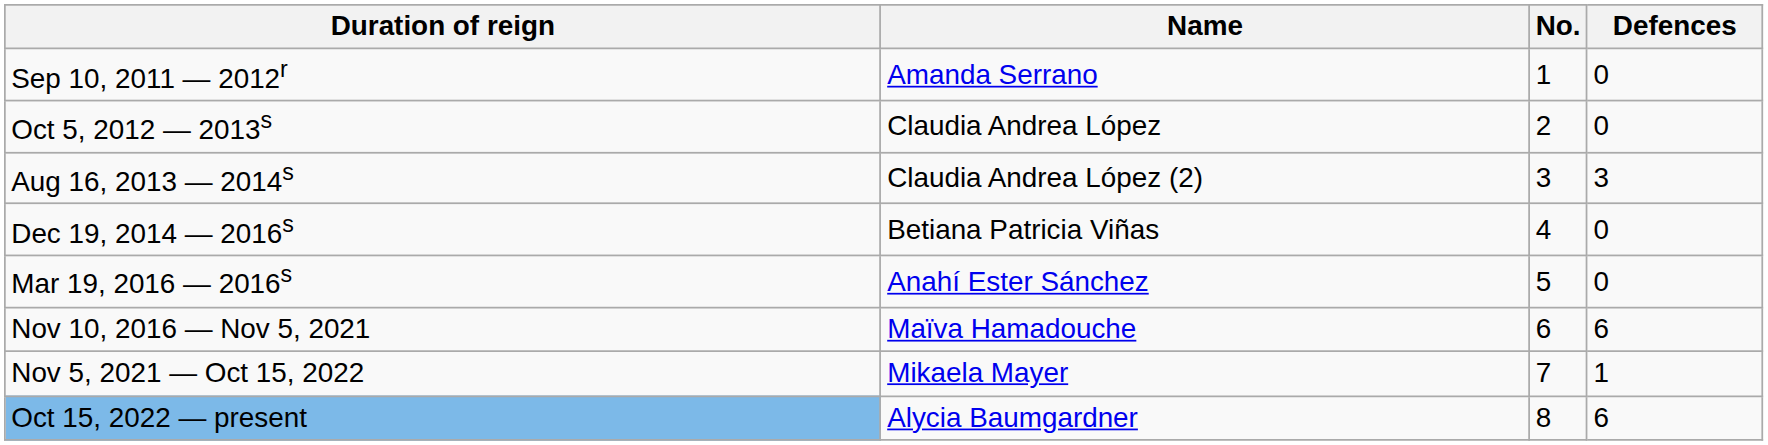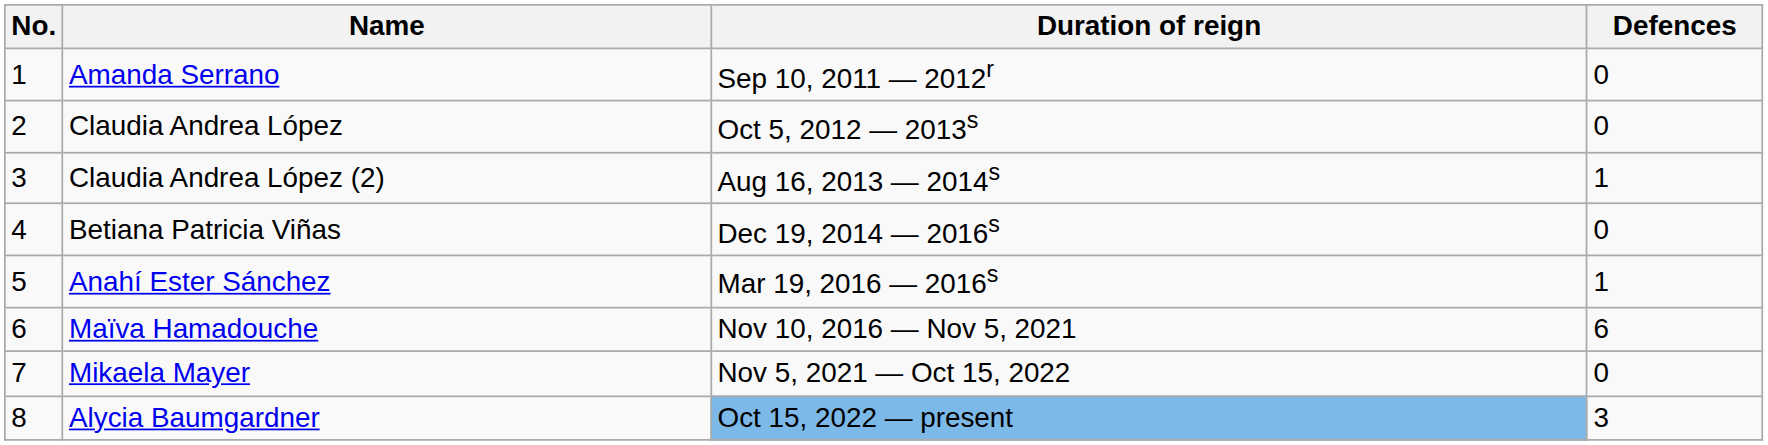columns swapped: (1558, 26) <-> (443, 26)
(1601, 177) 3 -> (1601, 177) 1
(1601, 281) 0 -> (1601, 281) 1
(1601, 373) 1 -> (1601, 373) 0
(1601, 417) 6 -> (1601, 417) 3
